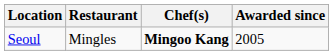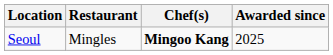(250, 38) 2005 -> (250, 38) 2025
